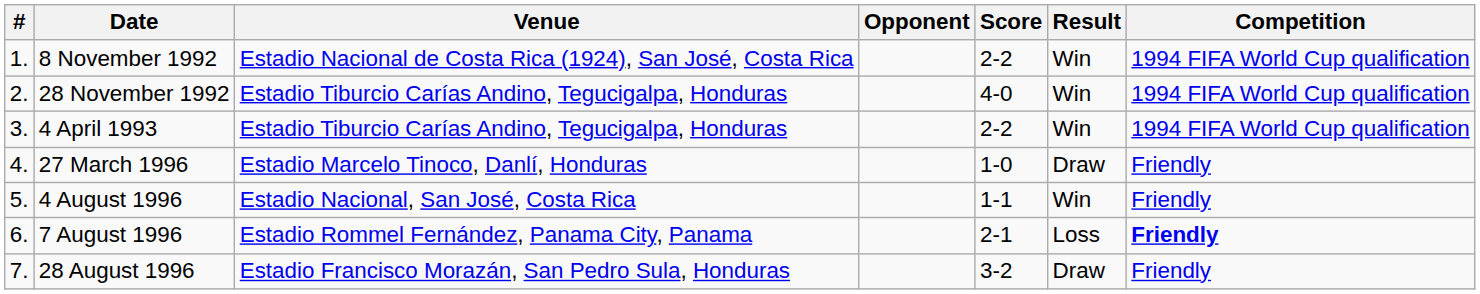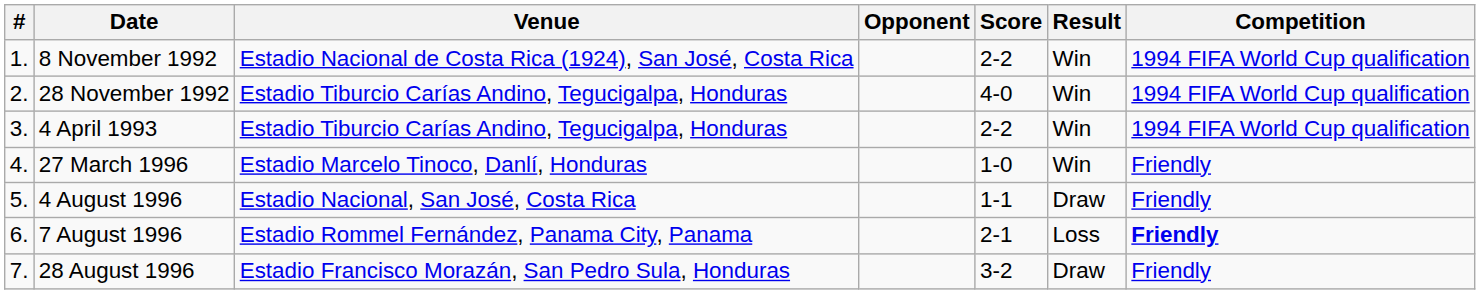(1079, 164) Draw -> (1072, 164) Win
(1072, 199) Win -> (1079, 199) Draw
